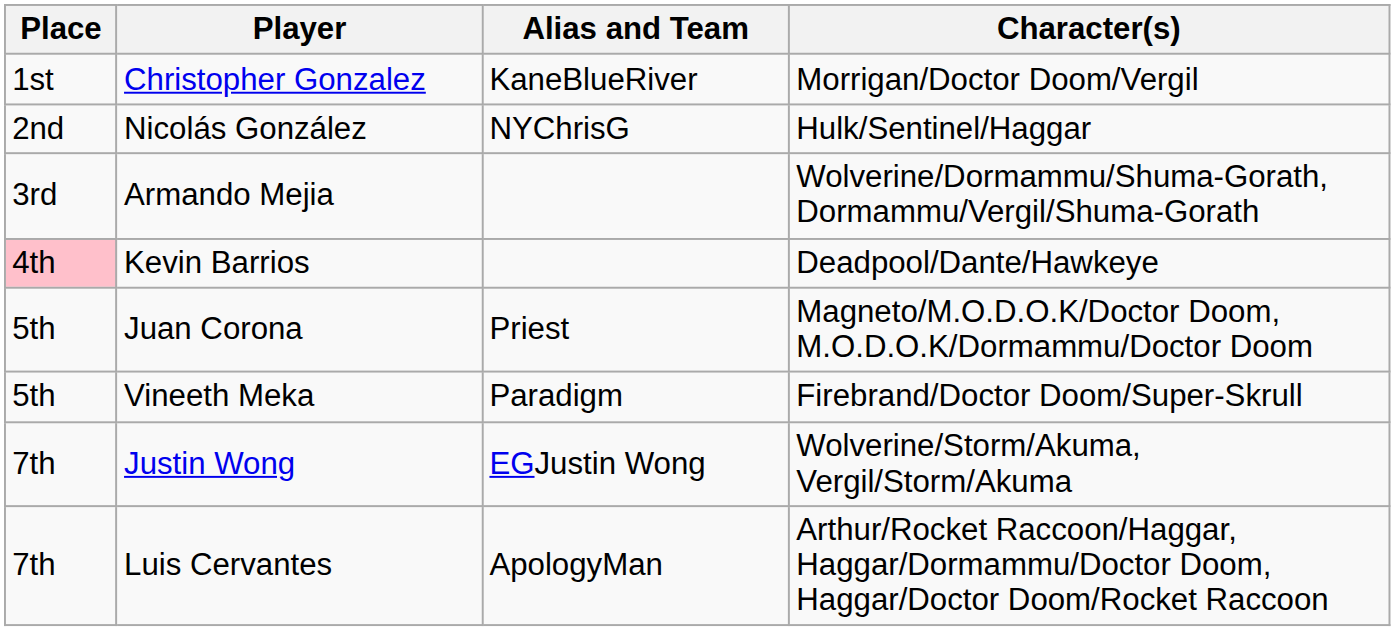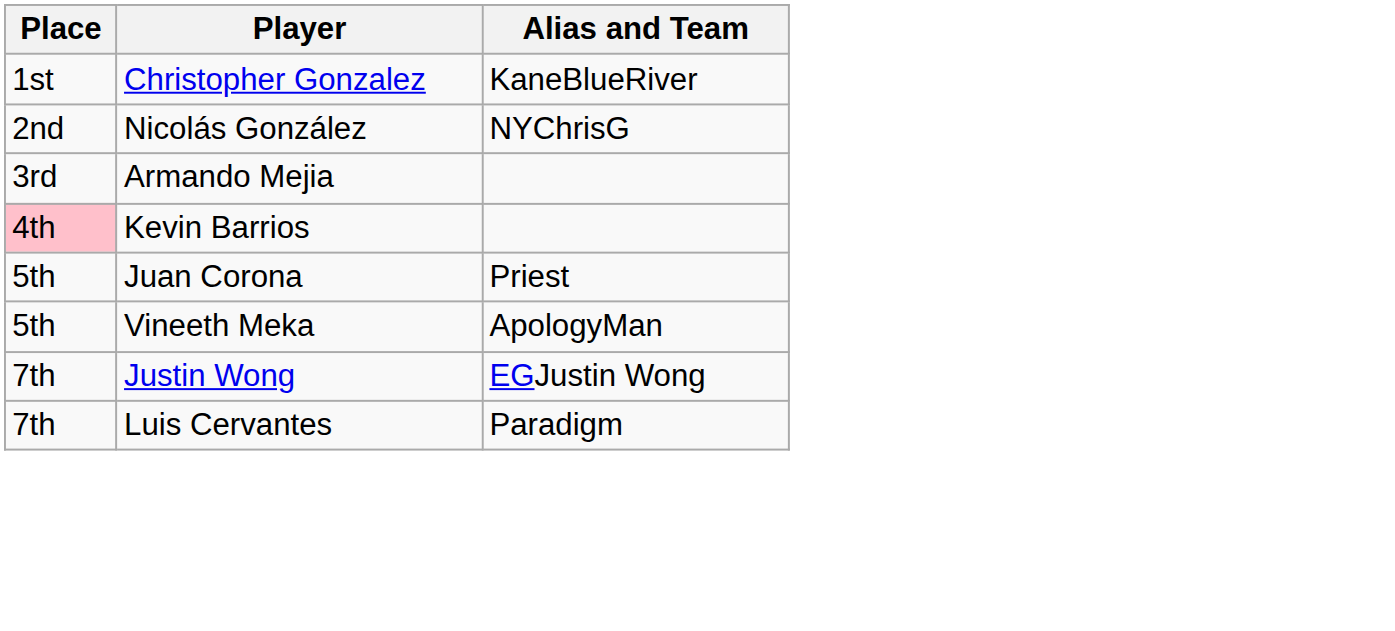- column: (1089, 29)
(556, 396) Paradigm -> (576, 326) ApologyMan
(576, 565) ApologyMan -> (556, 425) Paradigm
